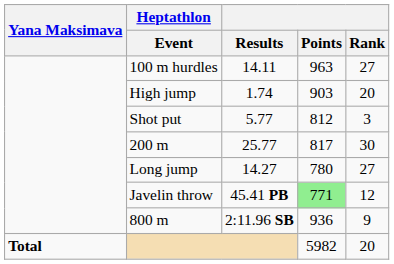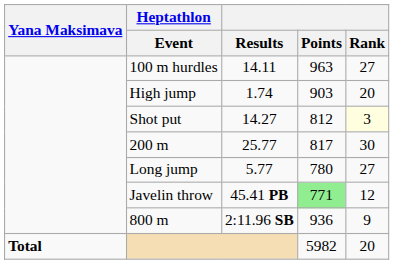(259, 119) 5.77 -> (259, 119) 14.27
(367, 119) no background -> (367, 119) lightyellow background
(259, 170) 14.27 -> (259, 170) 5.77
